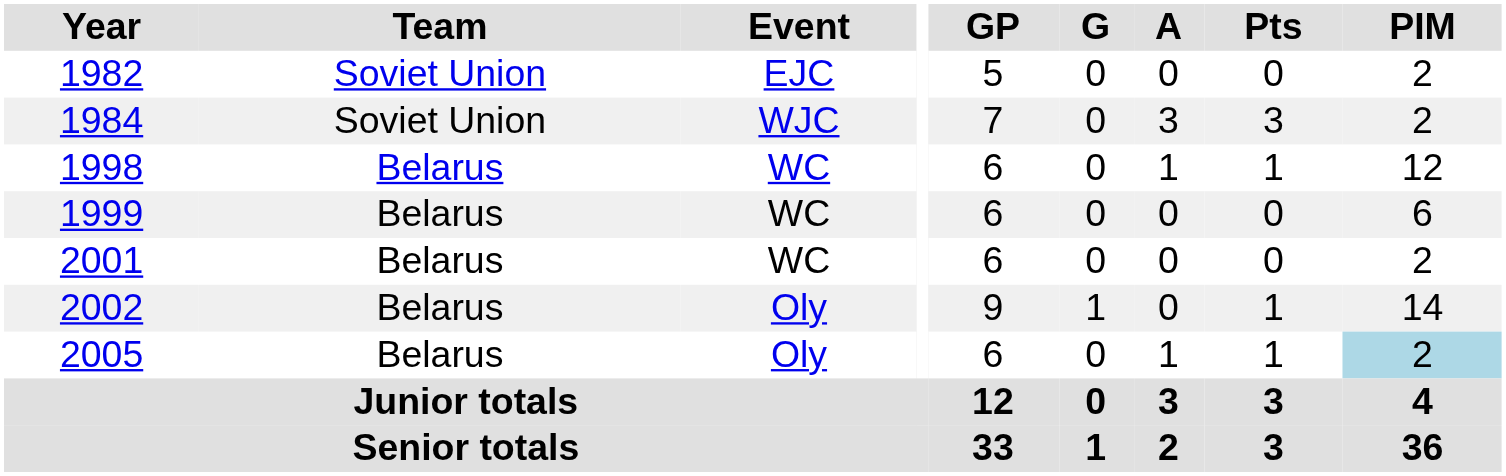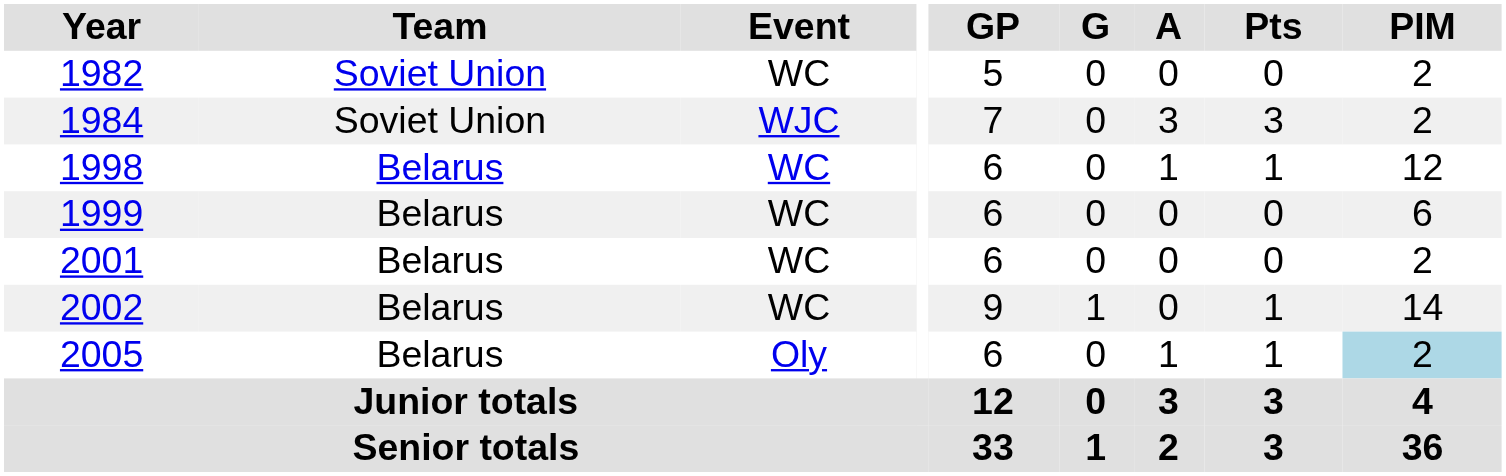(799, 73) EJC -> (799, 73) WC
(799, 307) Oly -> (799, 307) WC
